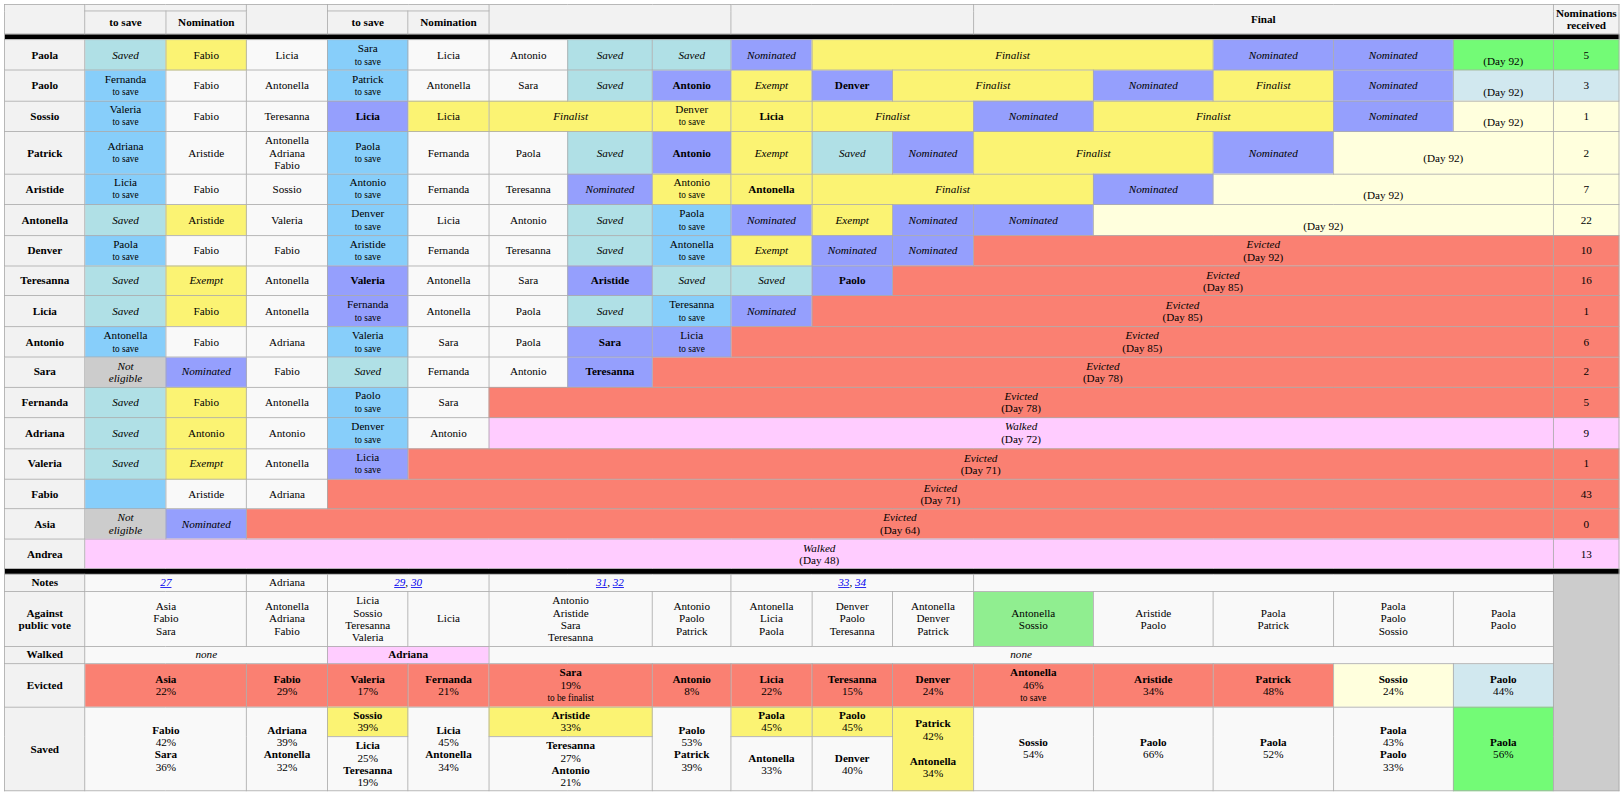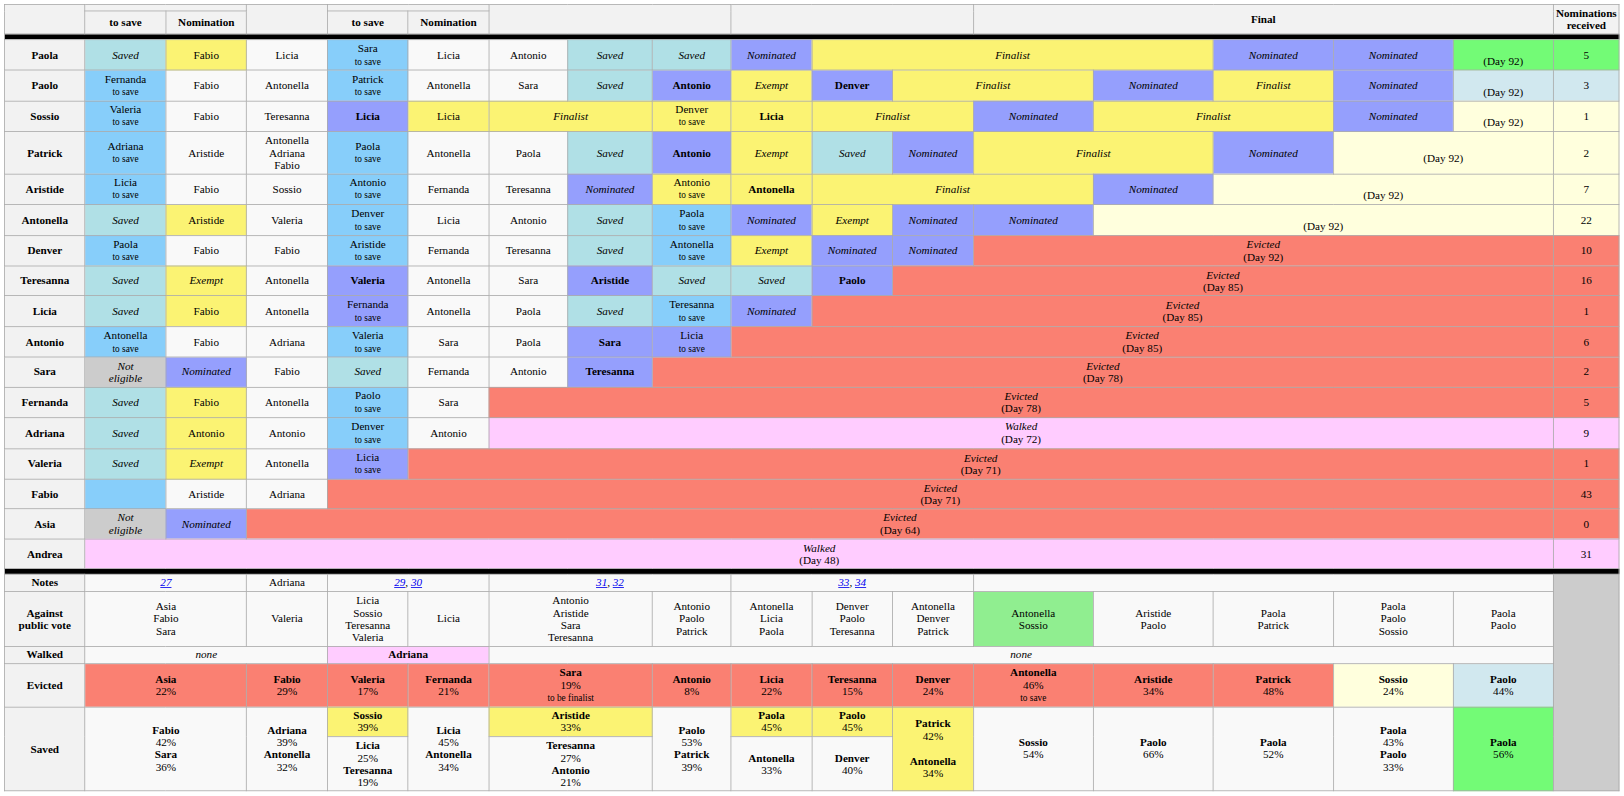(449, 152) Fernanda -> (448, 152) Antonella
(1586, 553) 13 -> (1586, 553) 31
(287, 619) Antonella Adriana Fabio -> (287, 619) Valeria
